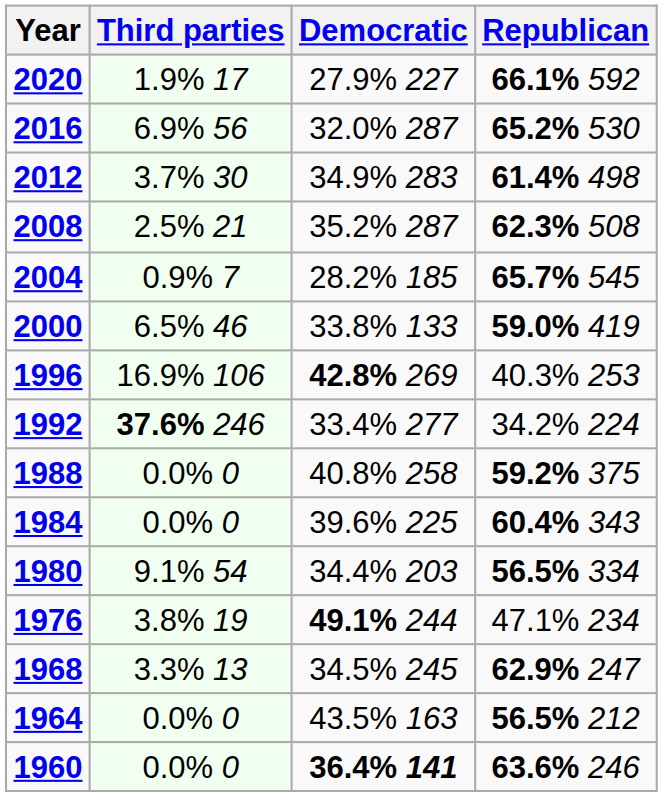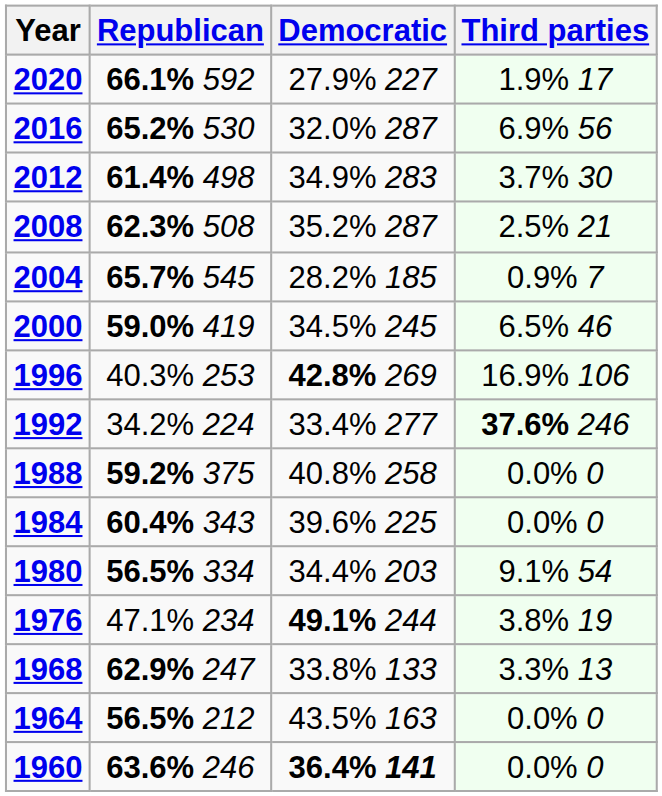columns swapped: (566, 31) <-> (191, 31)
(383, 325) 33.8% 133 -> (363, 325) 34.5% 245
(383, 669) 34.5% 245 -> (363, 669) 33.8% 133
